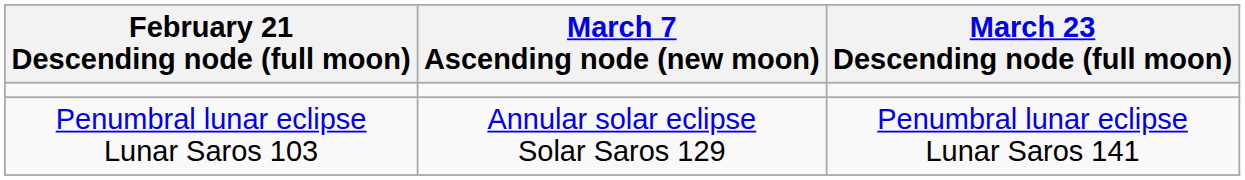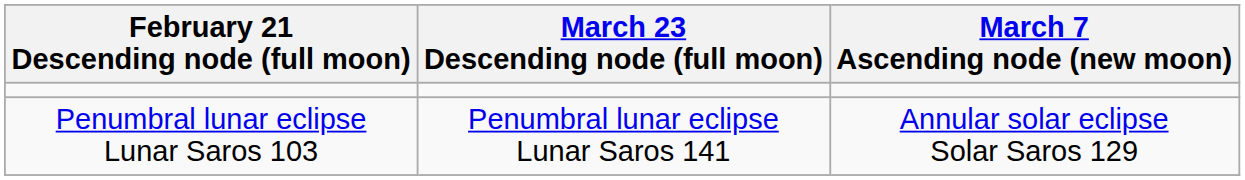columns swapped: (622, 43) <-> (1033, 43)
